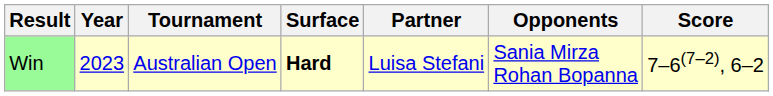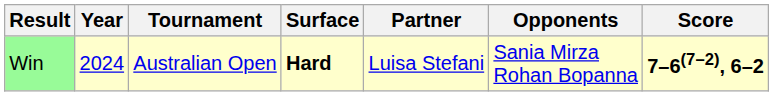(102, 63) 2023 -> (102, 63) 2024
(706, 63) normal -> (706, 63) bold
